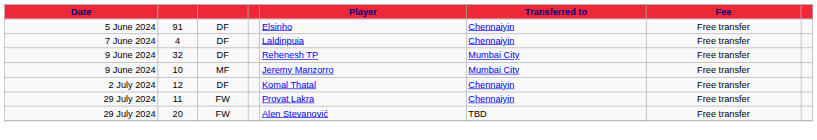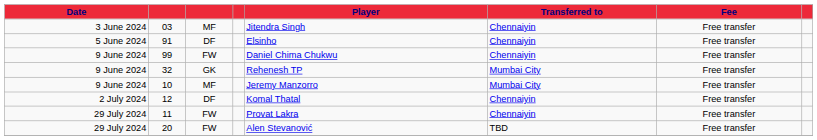+ row: (167, 27)
- row: (178, 41)
+ row: (167, 56)
(223, 56) DF -> (209, 70) GK
